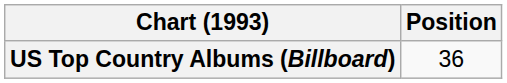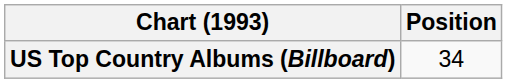(451, 59) 36 -> (451, 59) 34
